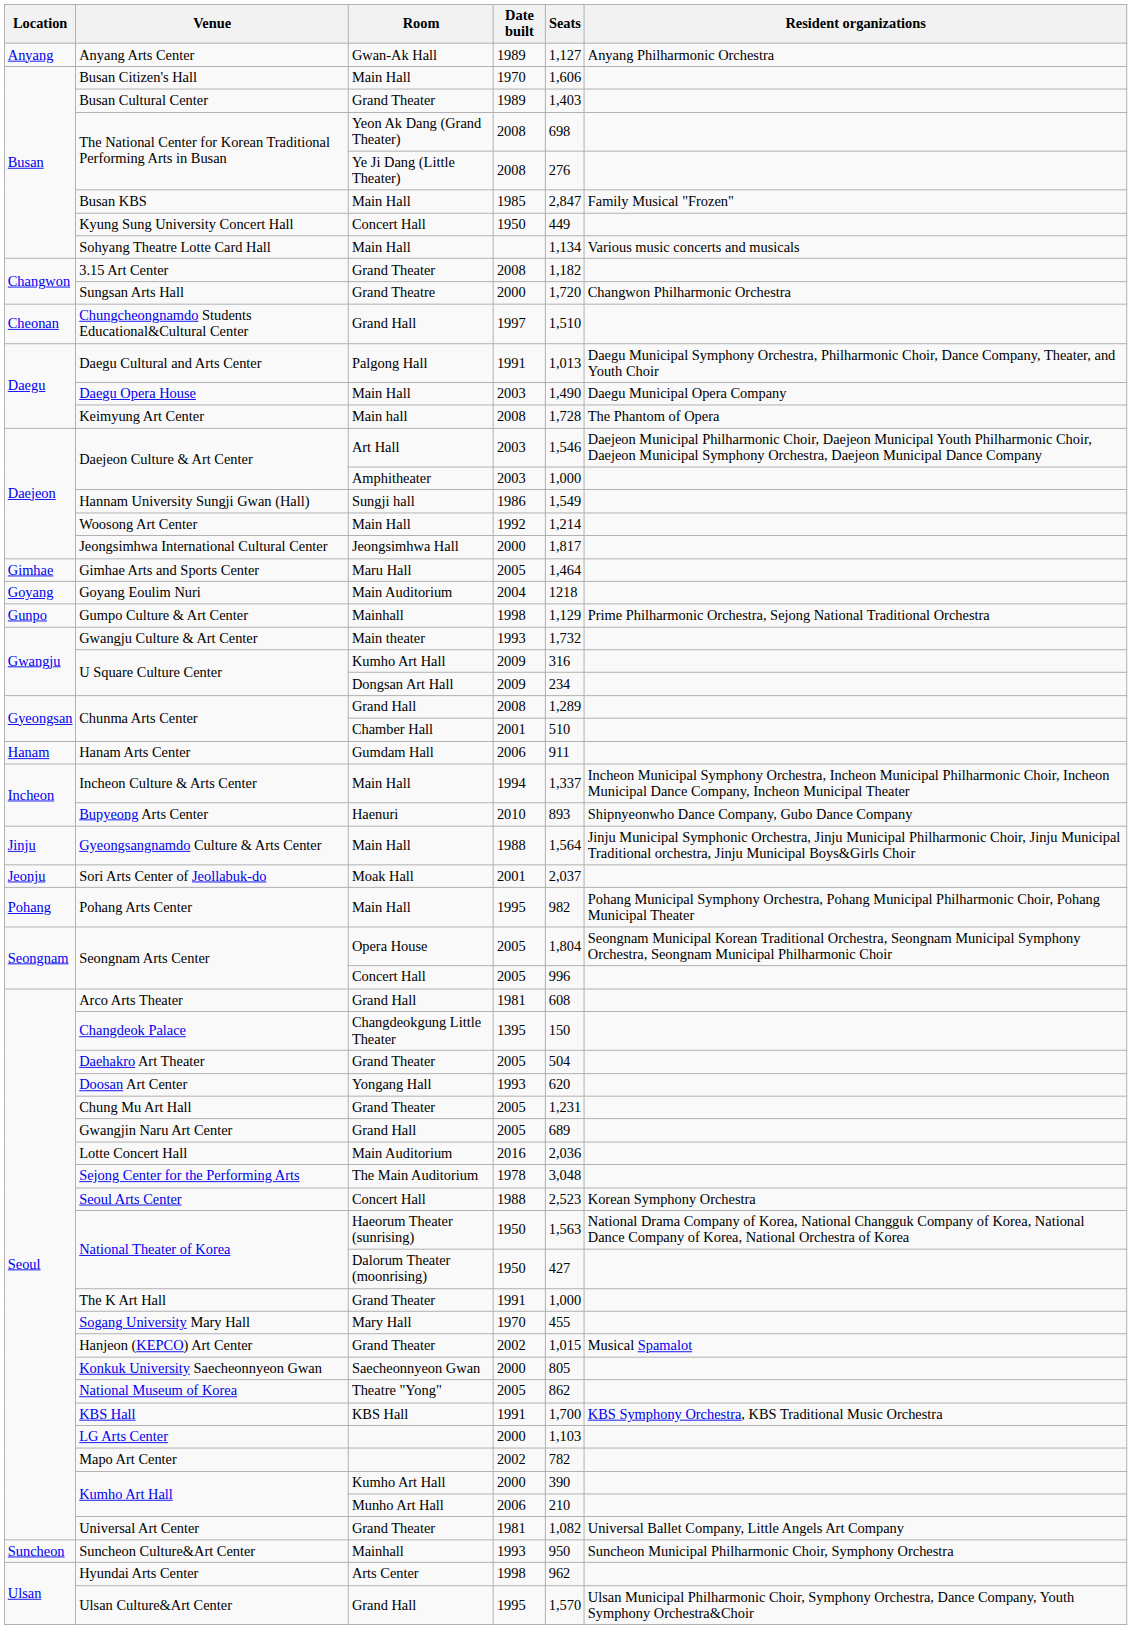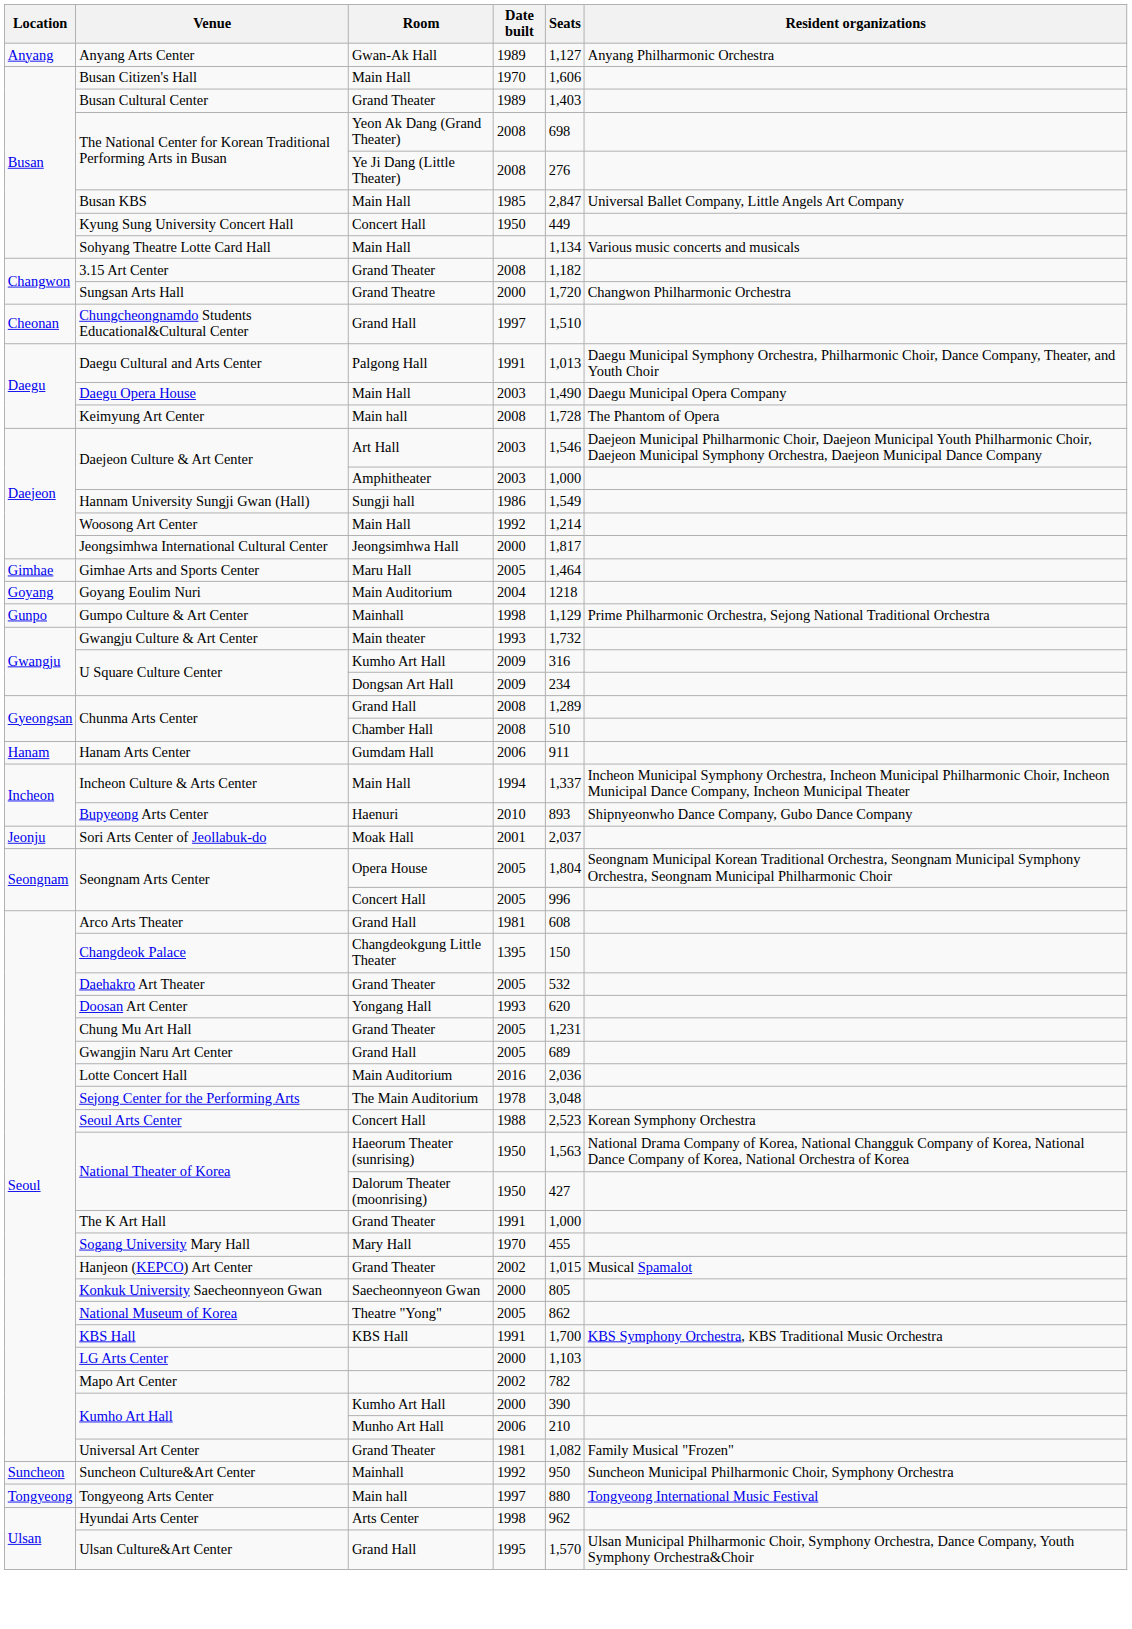(661, 201) Family Musical "Frozen" -> (746, 201) Universal Ballet Company, Little Angels Art Company
(511, 729) 2001 -> (511, 729) 2008
- row: (200, 845)
- row: (136, 907)
(560, 1061) 504 -> (560, 983) 532
(746, 1528) Universal Ballet Company, Little Angels Art Company -> (661, 1450) Family Musical "Frozen"
(511, 1551) 1993 -> (511, 1473) 1992
+ row: (146, 1495)
